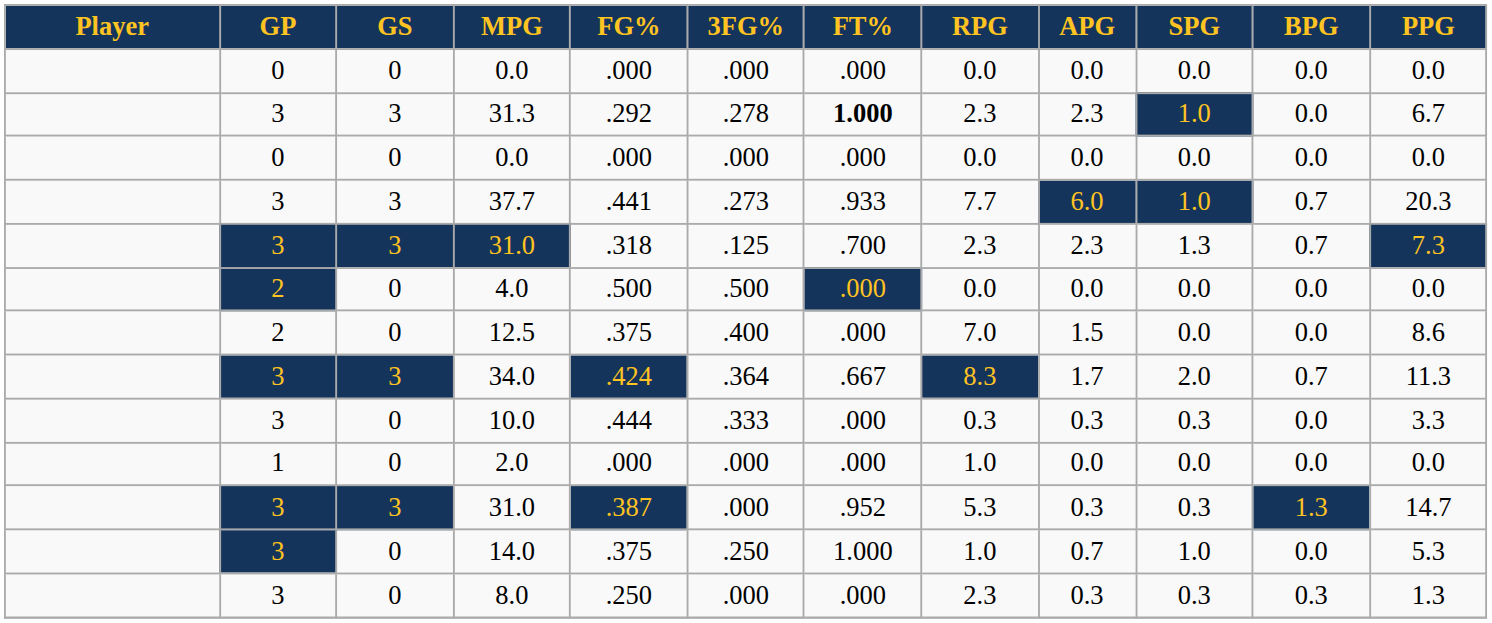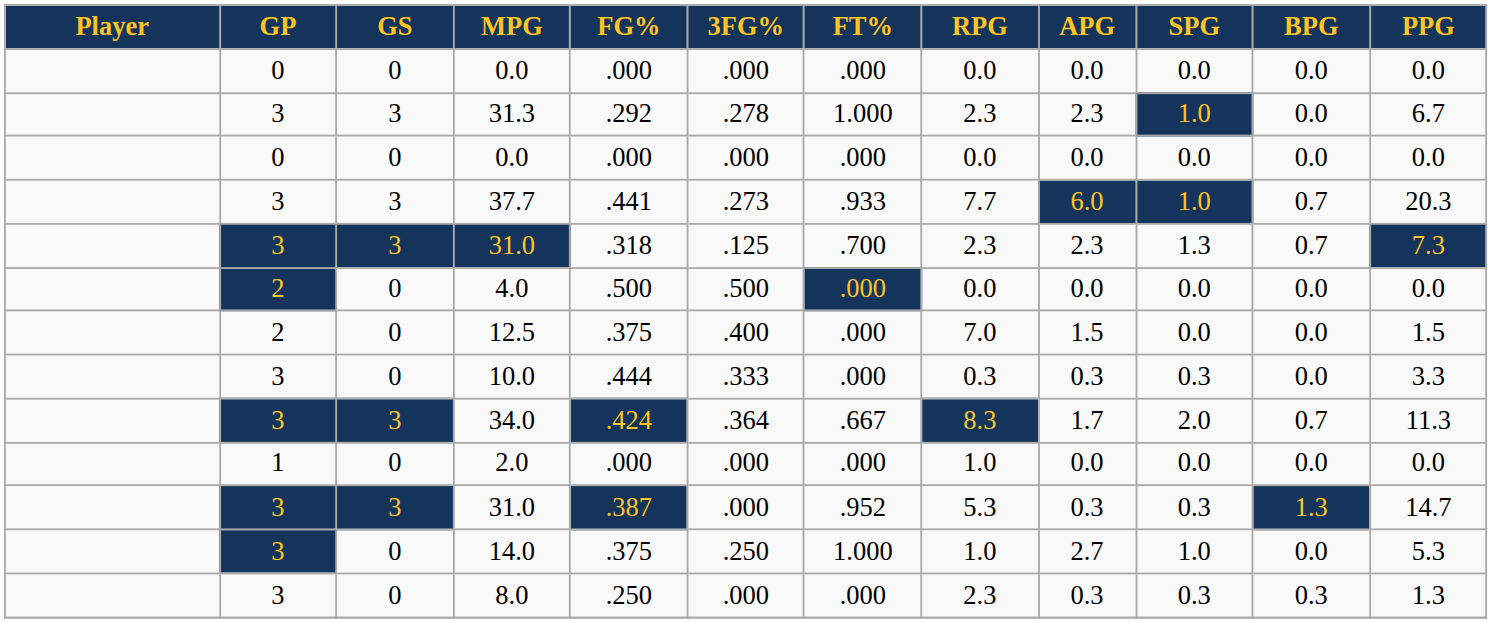(863, 114) bold -> (863, 114) normal
(1428, 332) 8.6 -> (1428, 332) 1.5
rows swapped: (278, 376) <-> (278, 420)
(1087, 551) 0.7 -> (1087, 551) 2.7
